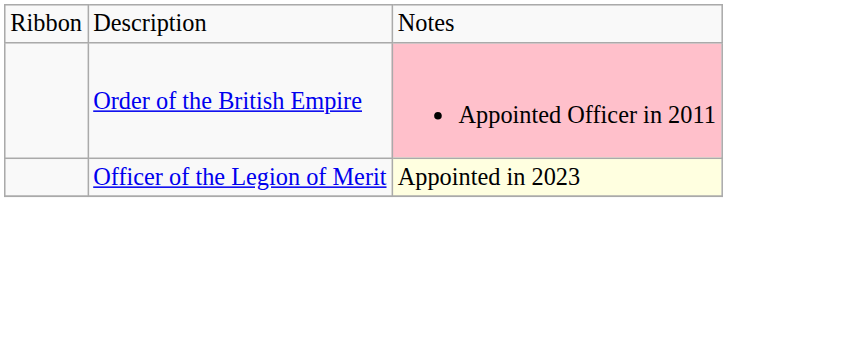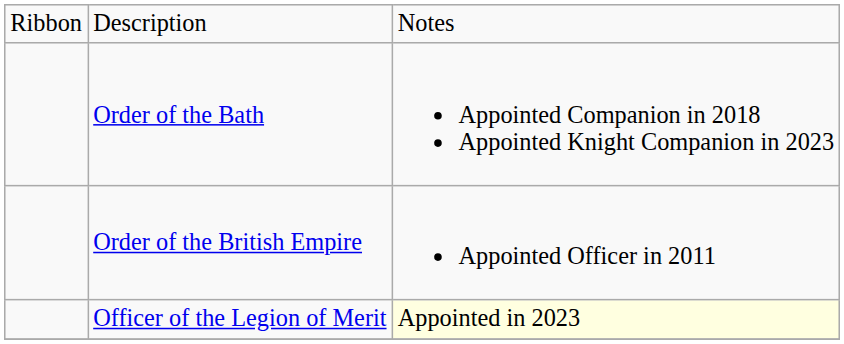+ row: (179, 114)
(557, 114) pink background -> (616, 256) no background
